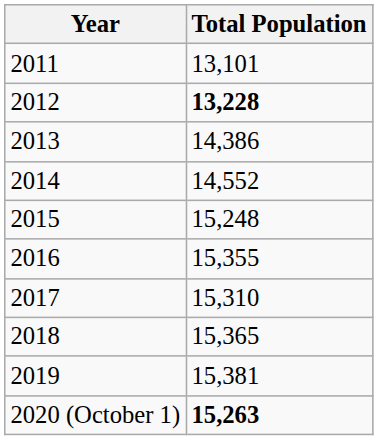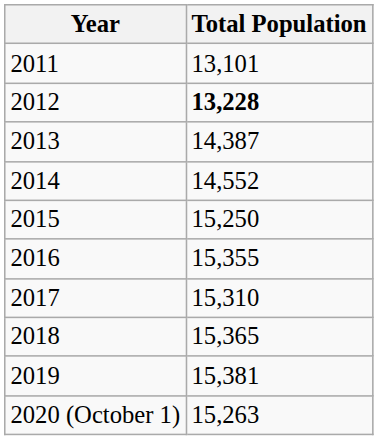(225, 141) 14,386 -> (225, 141) 14,387
(225, 219) 15,248 -> (225, 219) 15,250
(225, 414) bold -> (225, 414) normal
